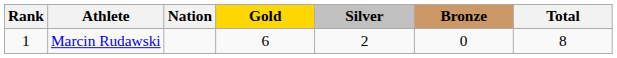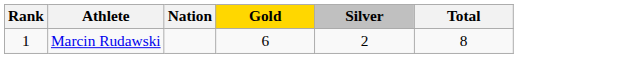- column: (464, 16)
